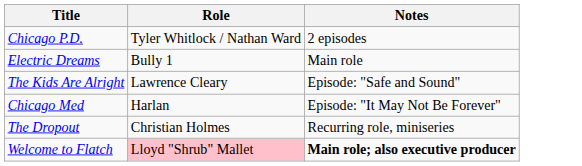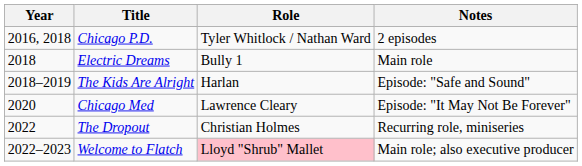+ column: (39, 15)
(179, 82) Lawrence Cleary -> (220, 82) Harlan
(150, 104) Harlan -> (249, 104) Lawrence Cleary
(412, 149) bold -> (476, 149) normal
